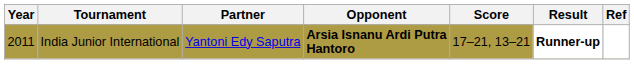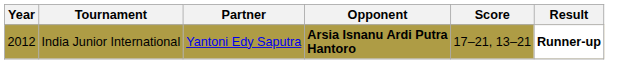- column: (616, 15)
(21, 42) 2011 -> (21, 42) 2012
